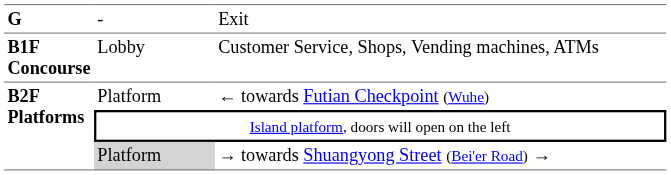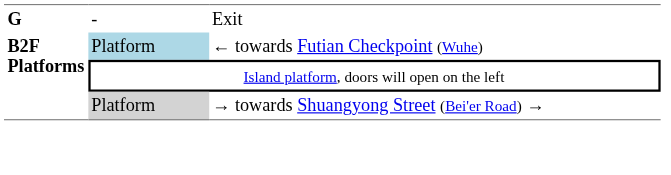- row: (409, 47)
(129, 96) no background -> (123, 46) lightblue background
